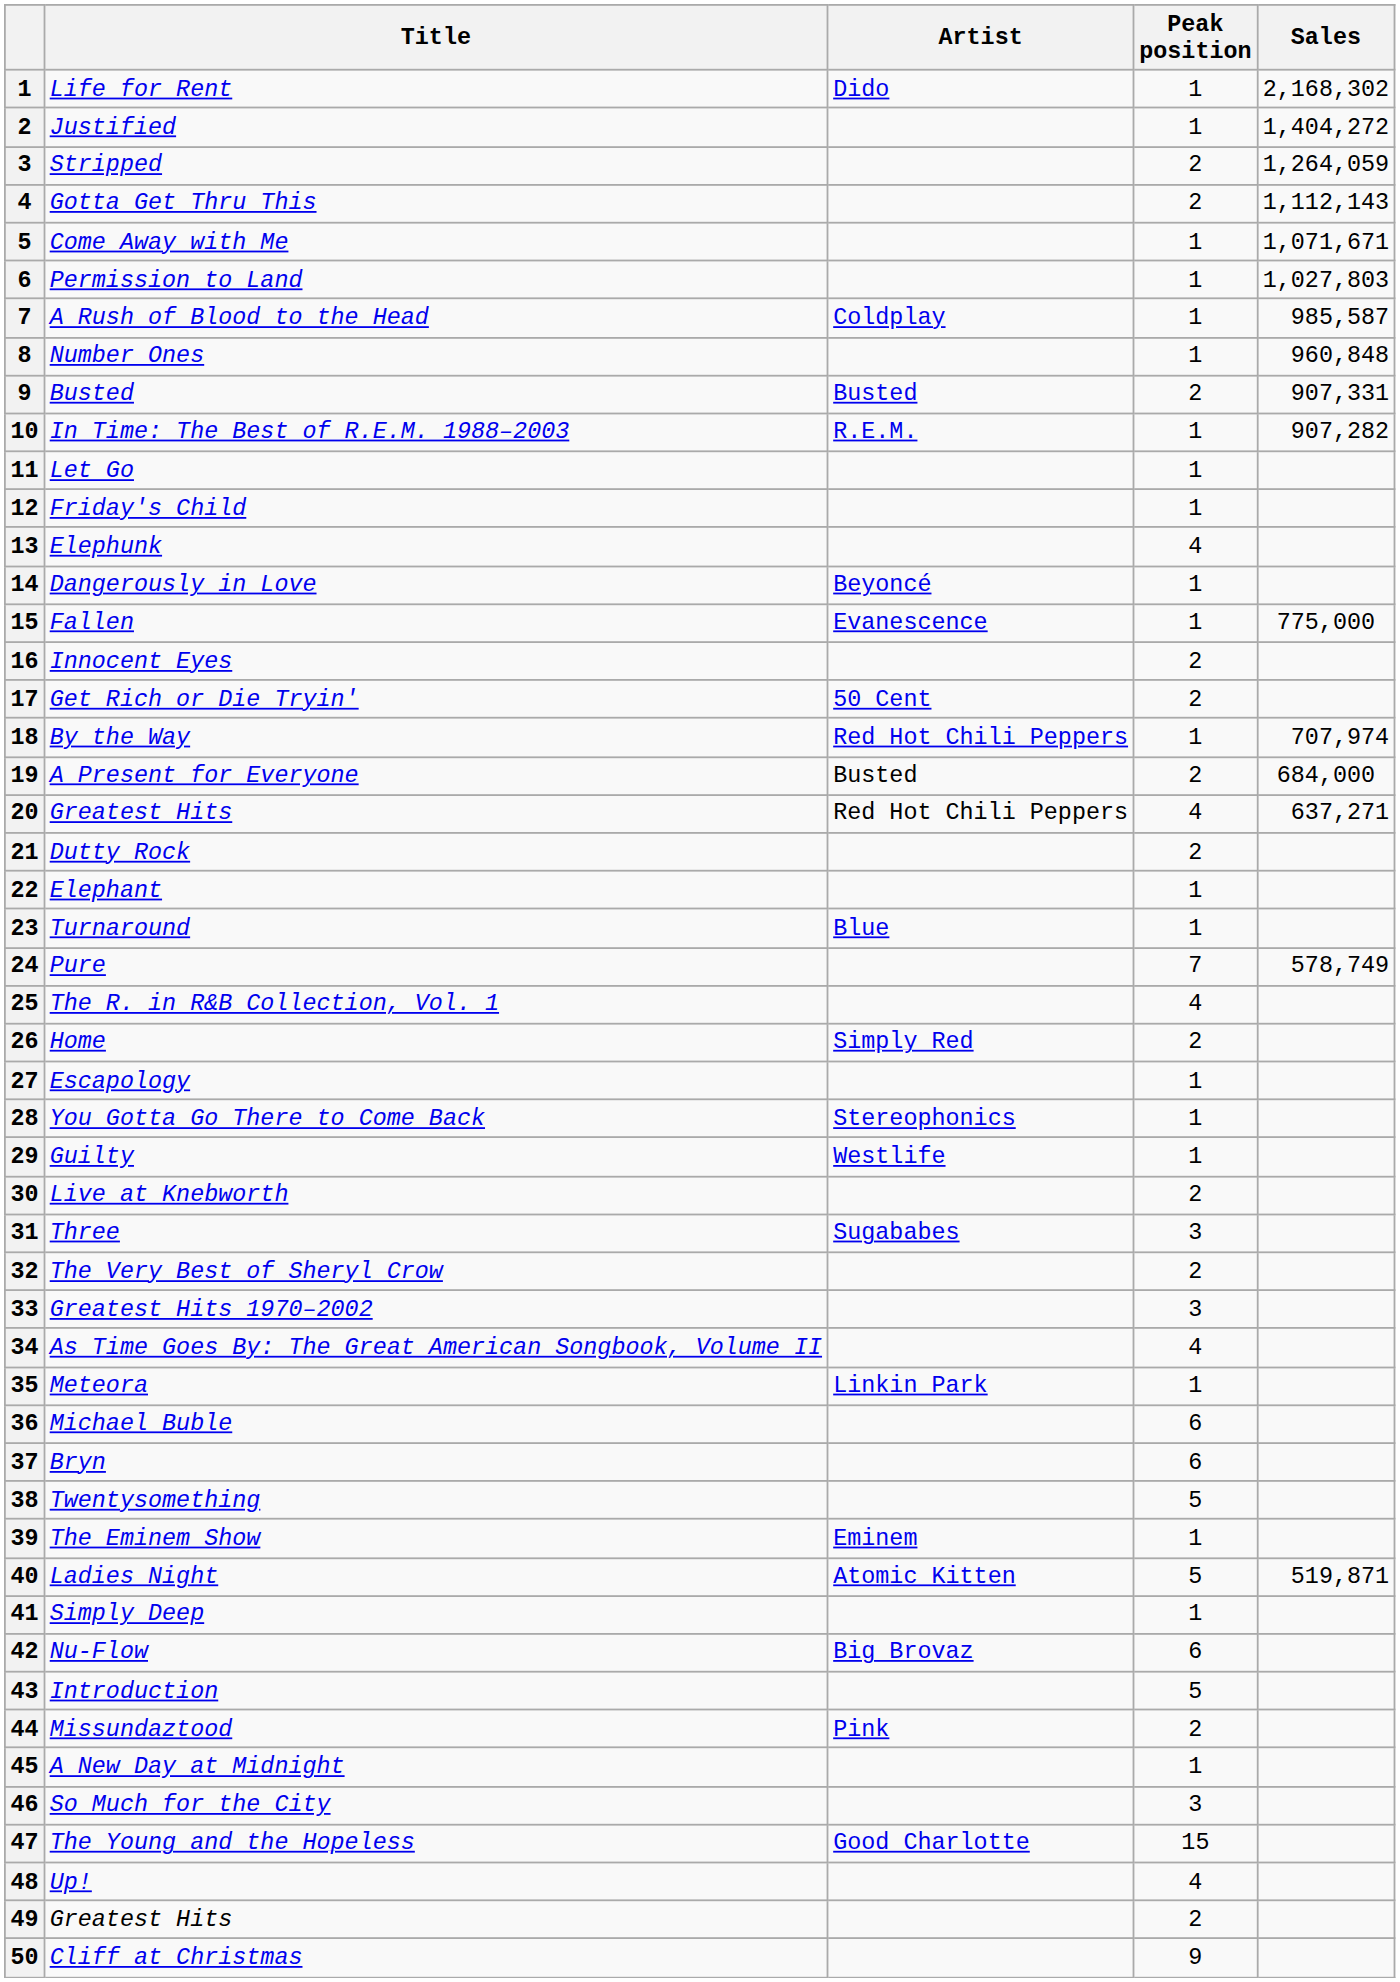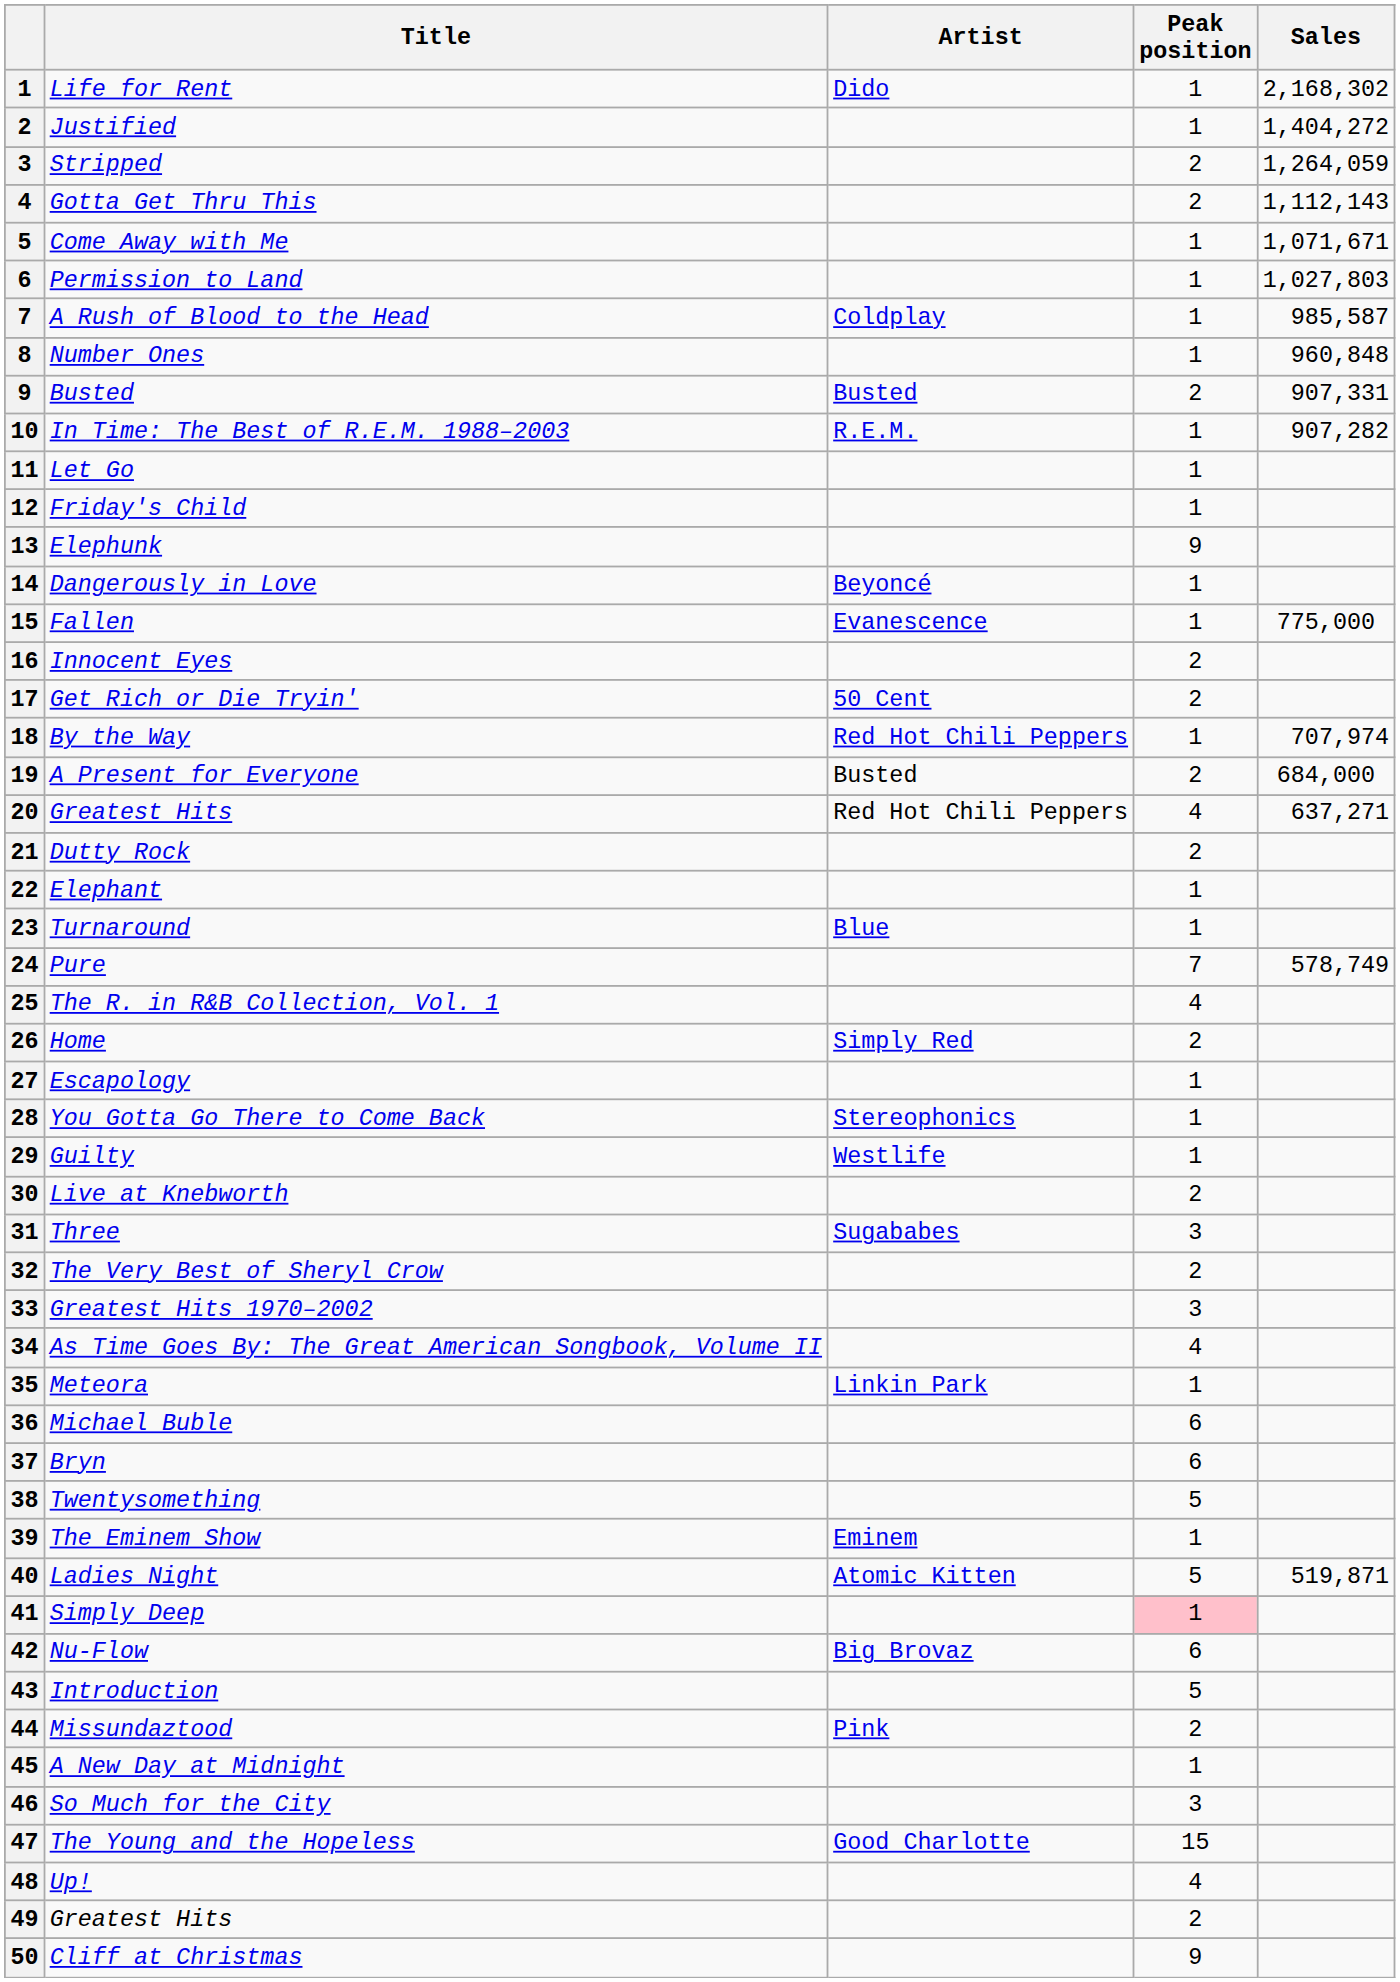(1195, 547) 4 -> (1195, 547) 9
(1195, 1615) no background -> (1195, 1615) pink background
